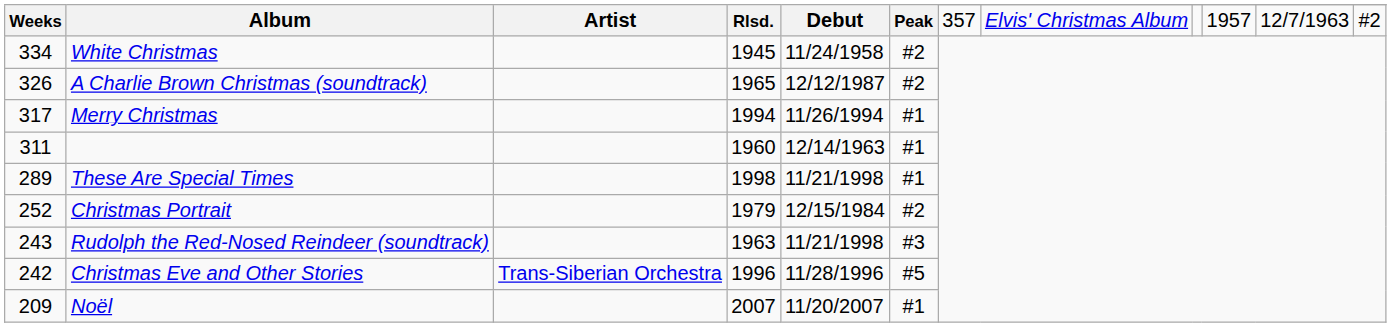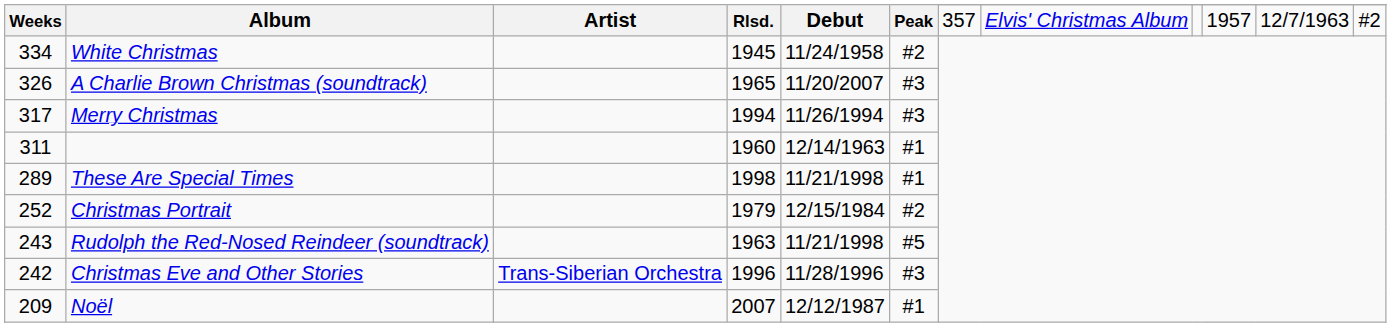(835, 83) 12/12/1987 -> (834, 83) 11/20/2007
(914, 83) #2 -> (914, 83) #3
(914, 115) #1 -> (914, 115) #3
(914, 242) #3 -> (914, 242) #5
(914, 274) #5 -> (914, 274) #3
(834, 305) 11/20/2007 -> (835, 305) 12/12/1987
